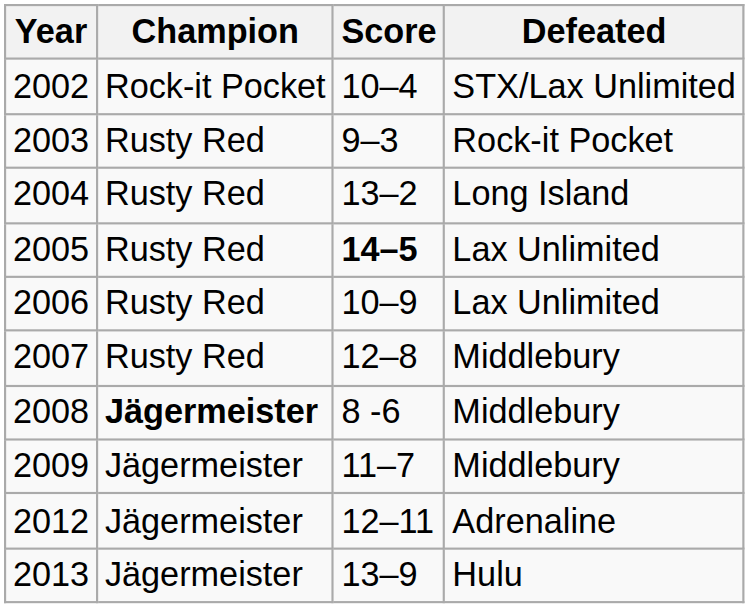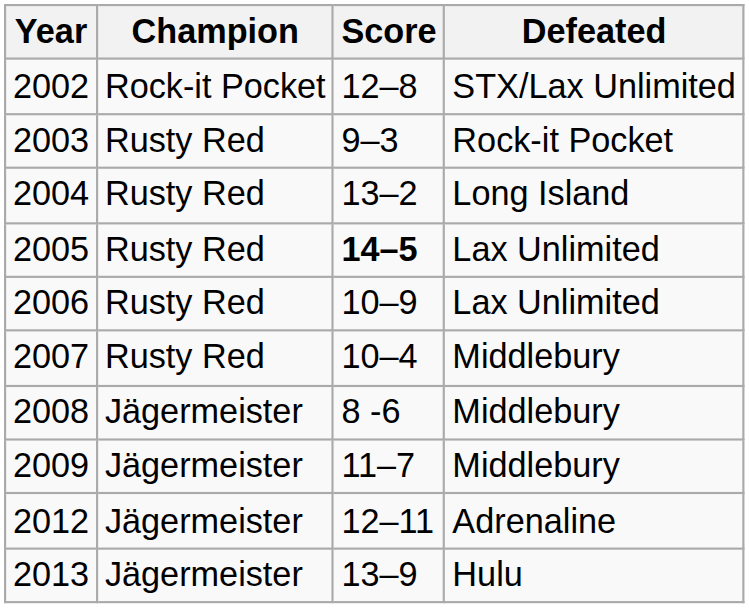(380, 85) 10–4 -> (380, 85) 12–8
(380, 357) 12–8 -> (380, 357) 10–4
(212, 411) bold -> (204, 411) normal
